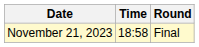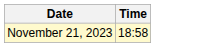- column: (173, 14)
